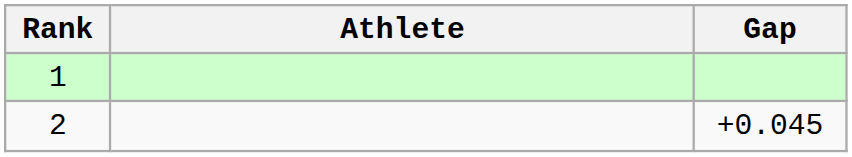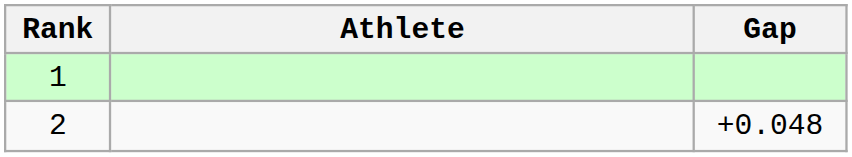(770, 126) +0.045 -> (770, 126) +0.048
